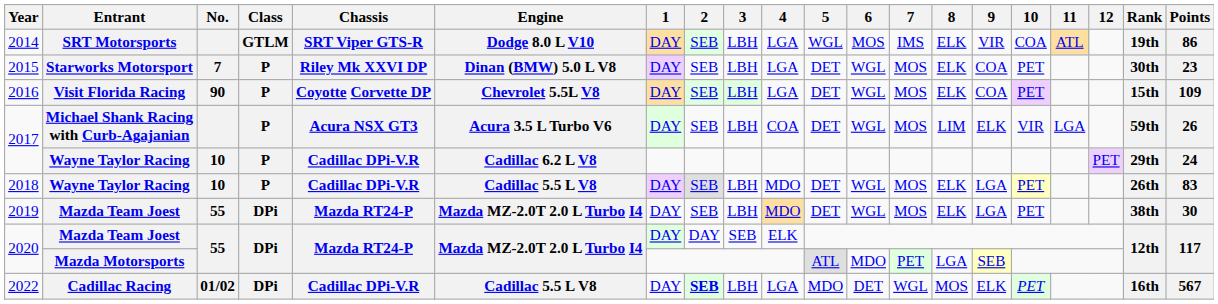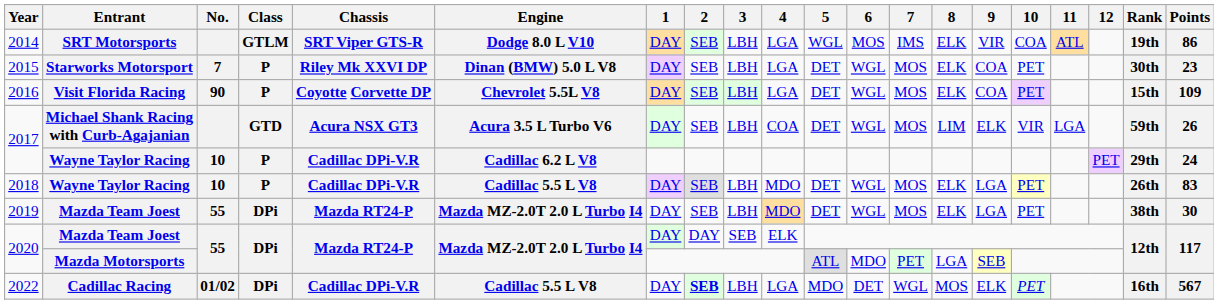(265, 126) P -> (265, 126) GTD
